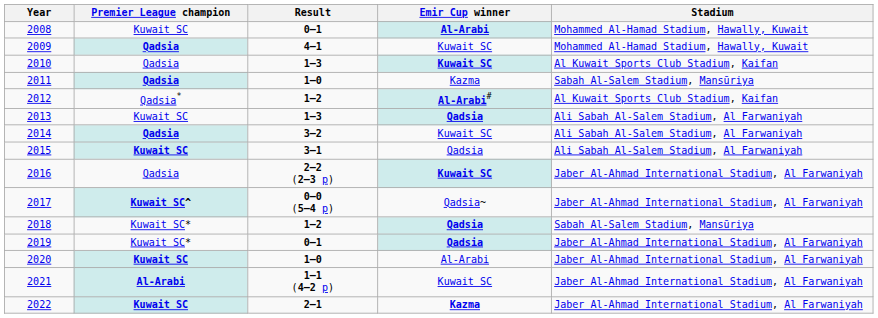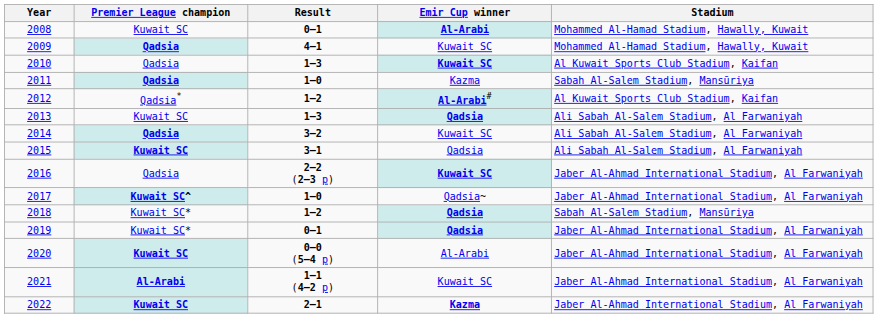(313, 202) 0–0 (5–4 p) -> (313, 196) 1–0
(313, 259) 1–0 -> (313, 253) 0–0 (5–4 p)
